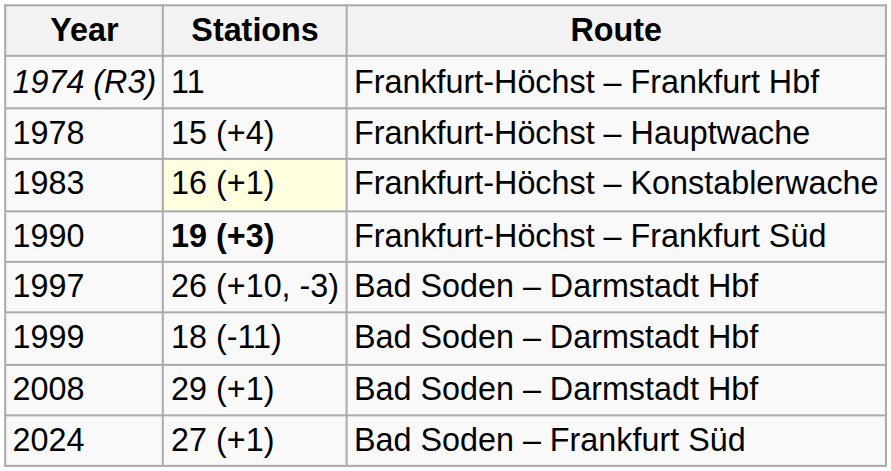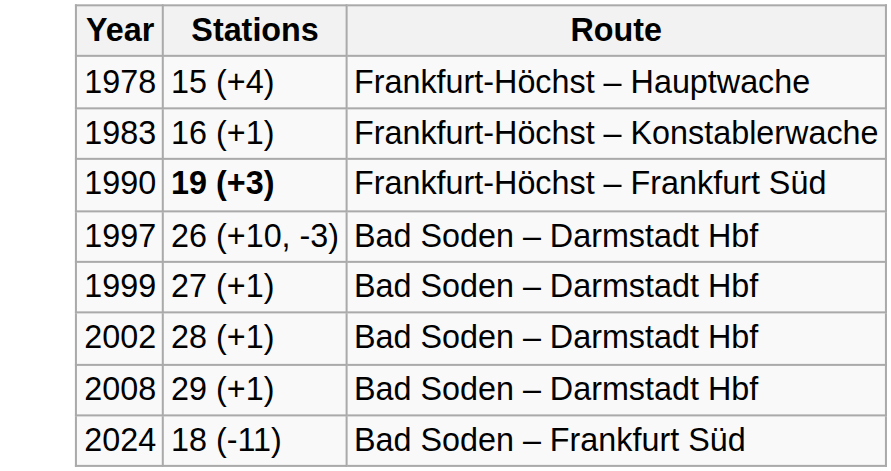- row: (84, 81)
(223, 184) lightyellow background -> (223, 132) no background
(226, 337) 18 (-11) -> (223, 286) 27 (+1)
+ row: (120, 337)
(223, 440) 27 (+1) -> (226, 440) 18 (-11)
